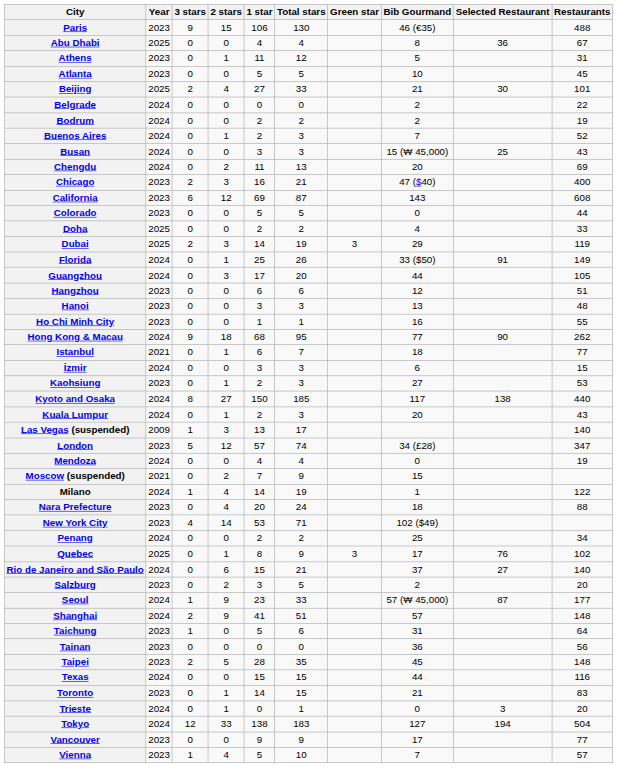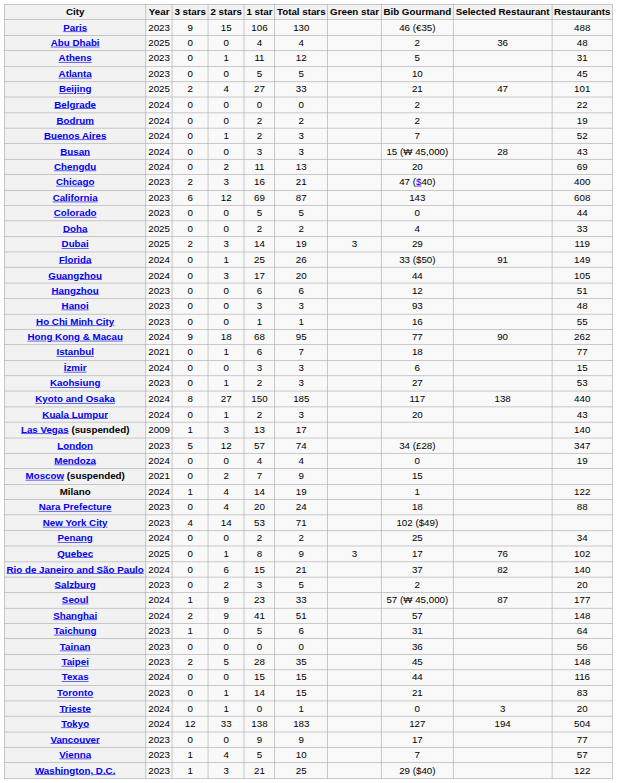(417, 43) 8 -> (417, 43) 2
(582, 43) 67 -> (582, 43) 48
(503, 89) 30 -> (503, 89) 47
(503, 151) 25 -> (503, 151) 28
(417, 306) 13 -> (417, 306) 93
(503, 569) 27 -> (503, 569) 82
+ row: (75, 770)
